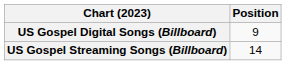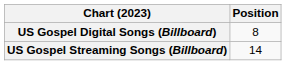(255, 32) 9 -> (255, 32) 8
